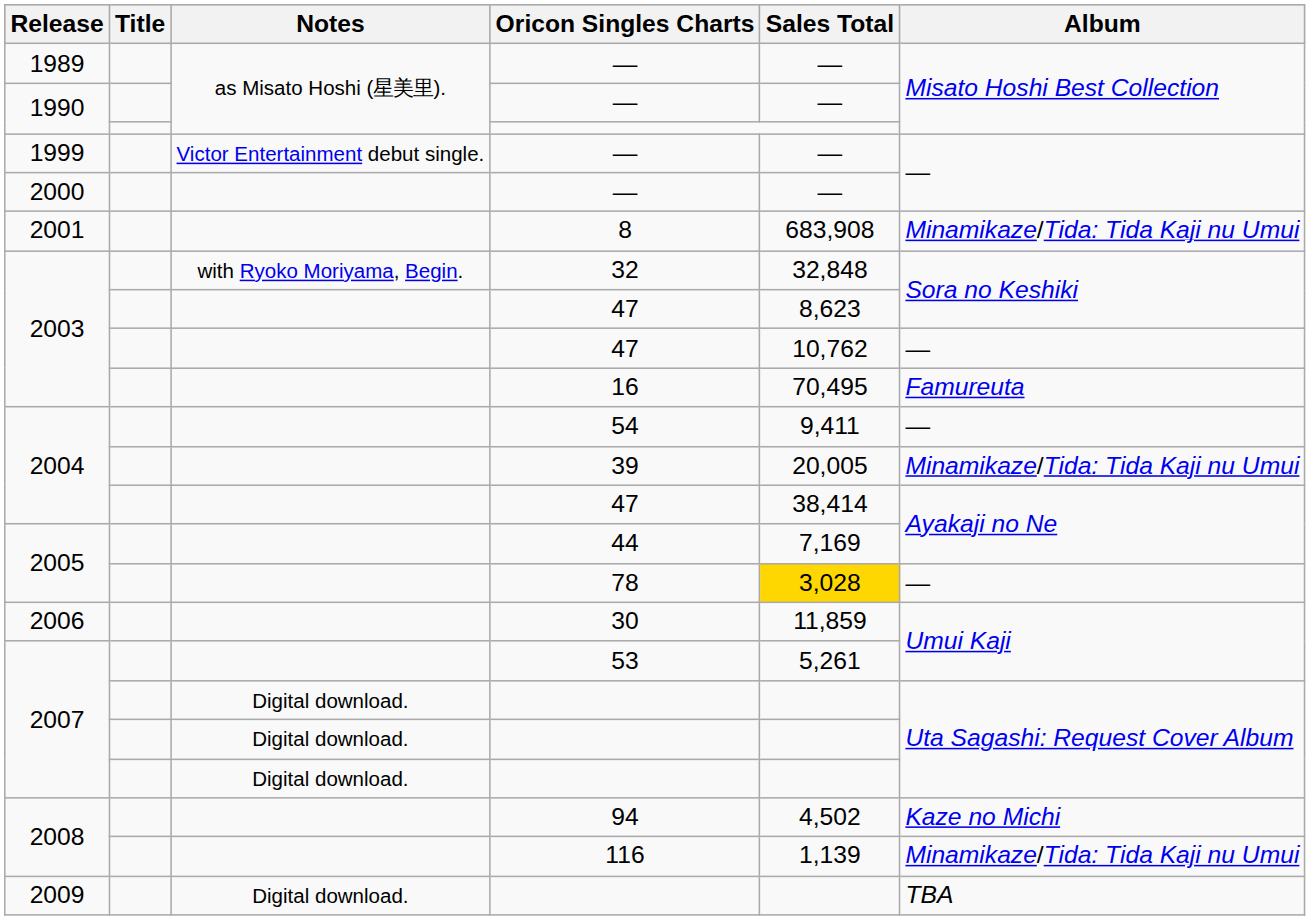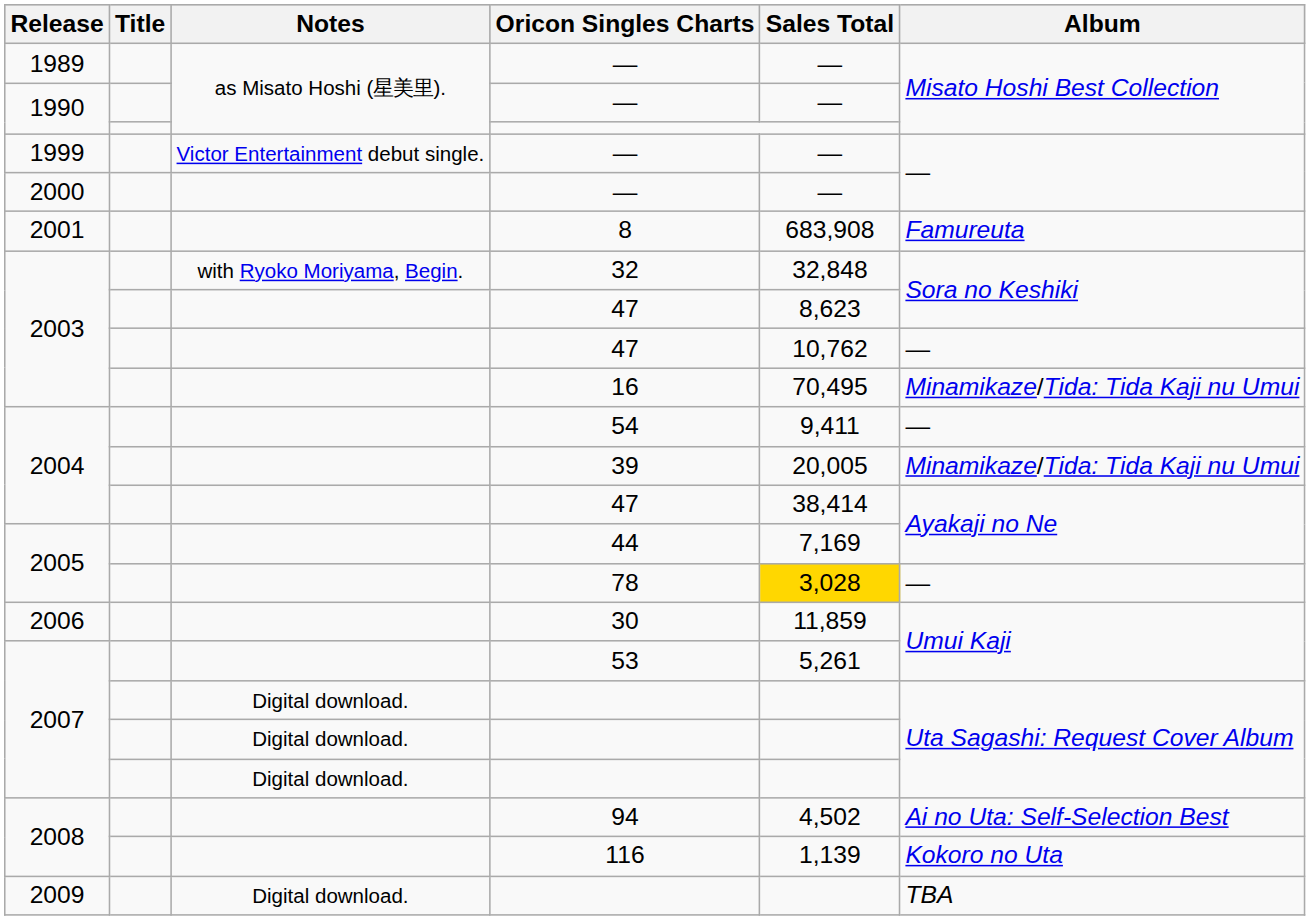(1102, 230) Minamikaze/Tida: Tida Kaji nu Umui -> (965, 230) Famureuta
(965, 387) Famureuta -> (1102, 387) Minamikaze/Tida: Tida Kaji nu Umui
(983, 816) Kaze no Michi -> (1067, 816) Ai no Uta: Self-Selection Best
(1102, 856) Minamikaze/Tida: Tida Kaji nu Umui -> (984, 856) Kokoro no Uta
